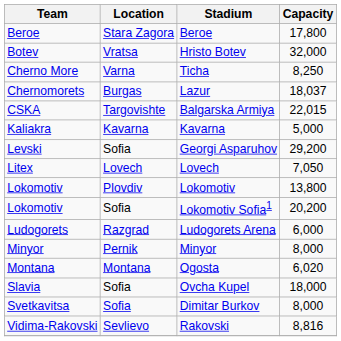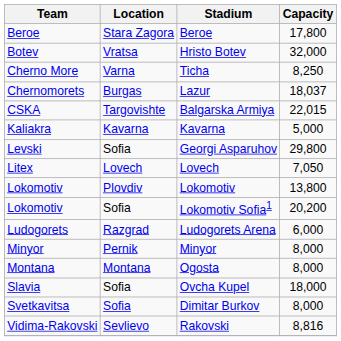(308, 149) 29,200 -> (308, 149) 29,800
(308, 268) 6,020 -> (308, 268) 8,000
